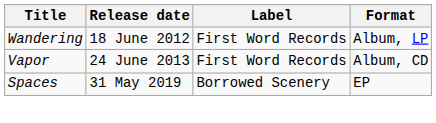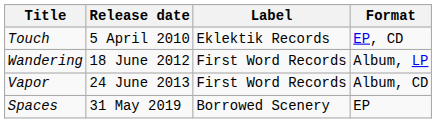+ row: (29, 39)
